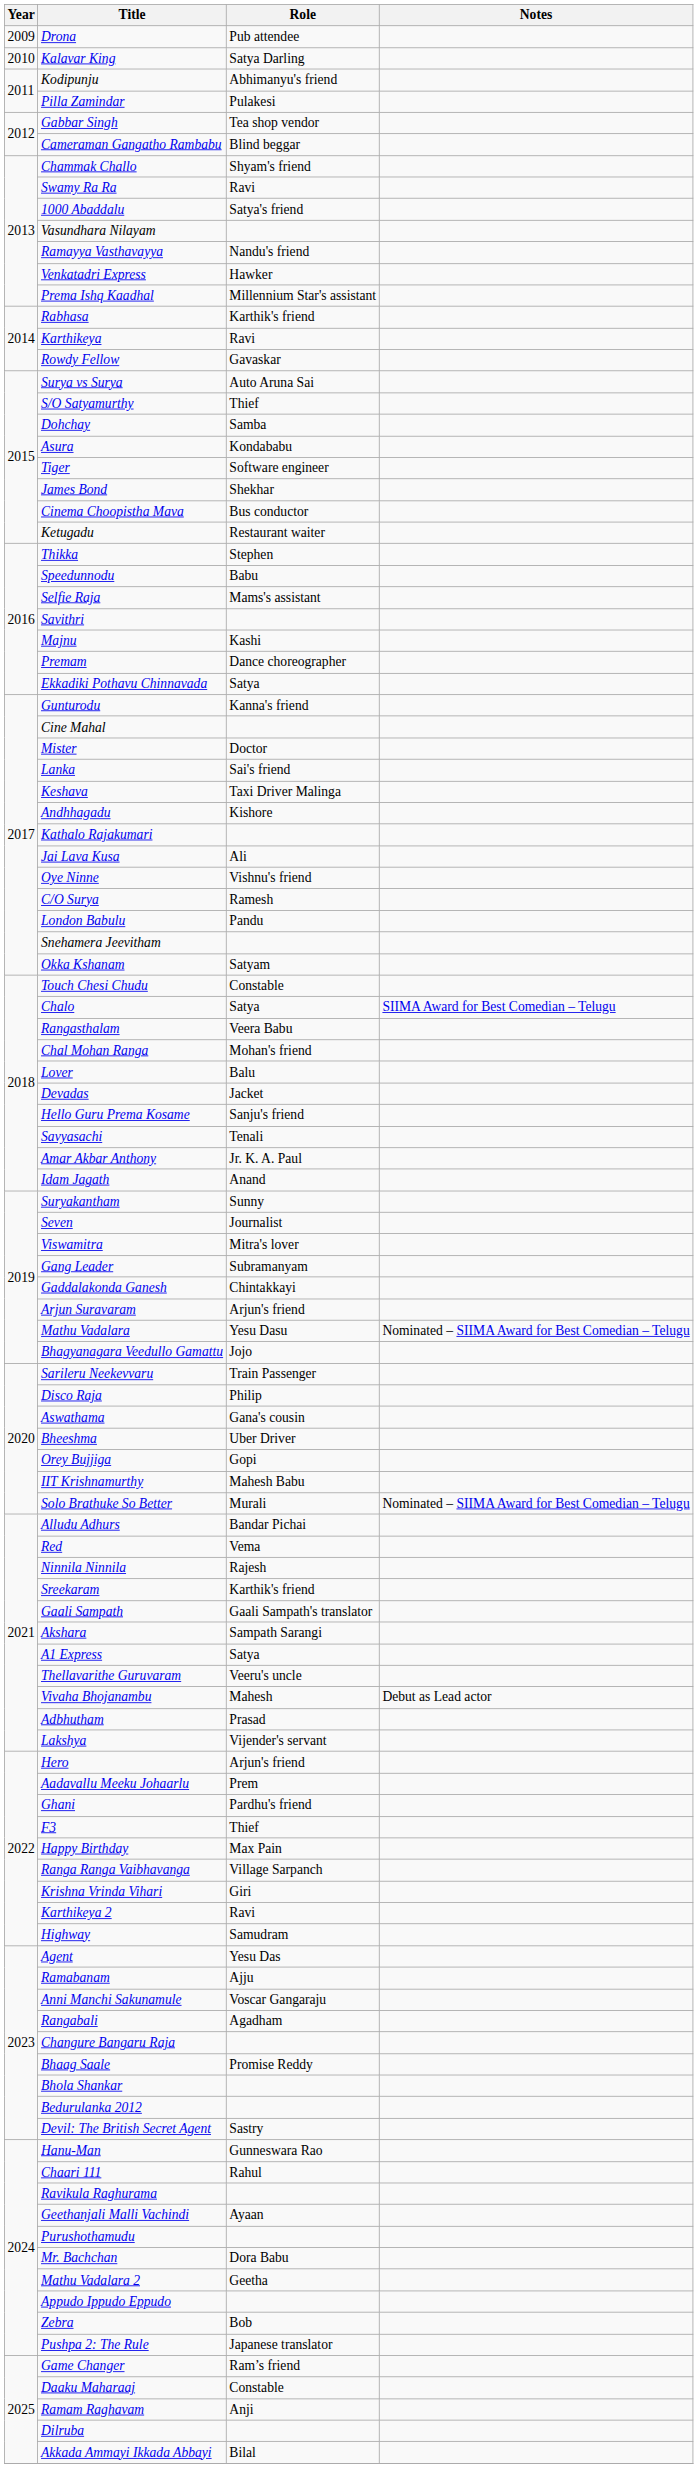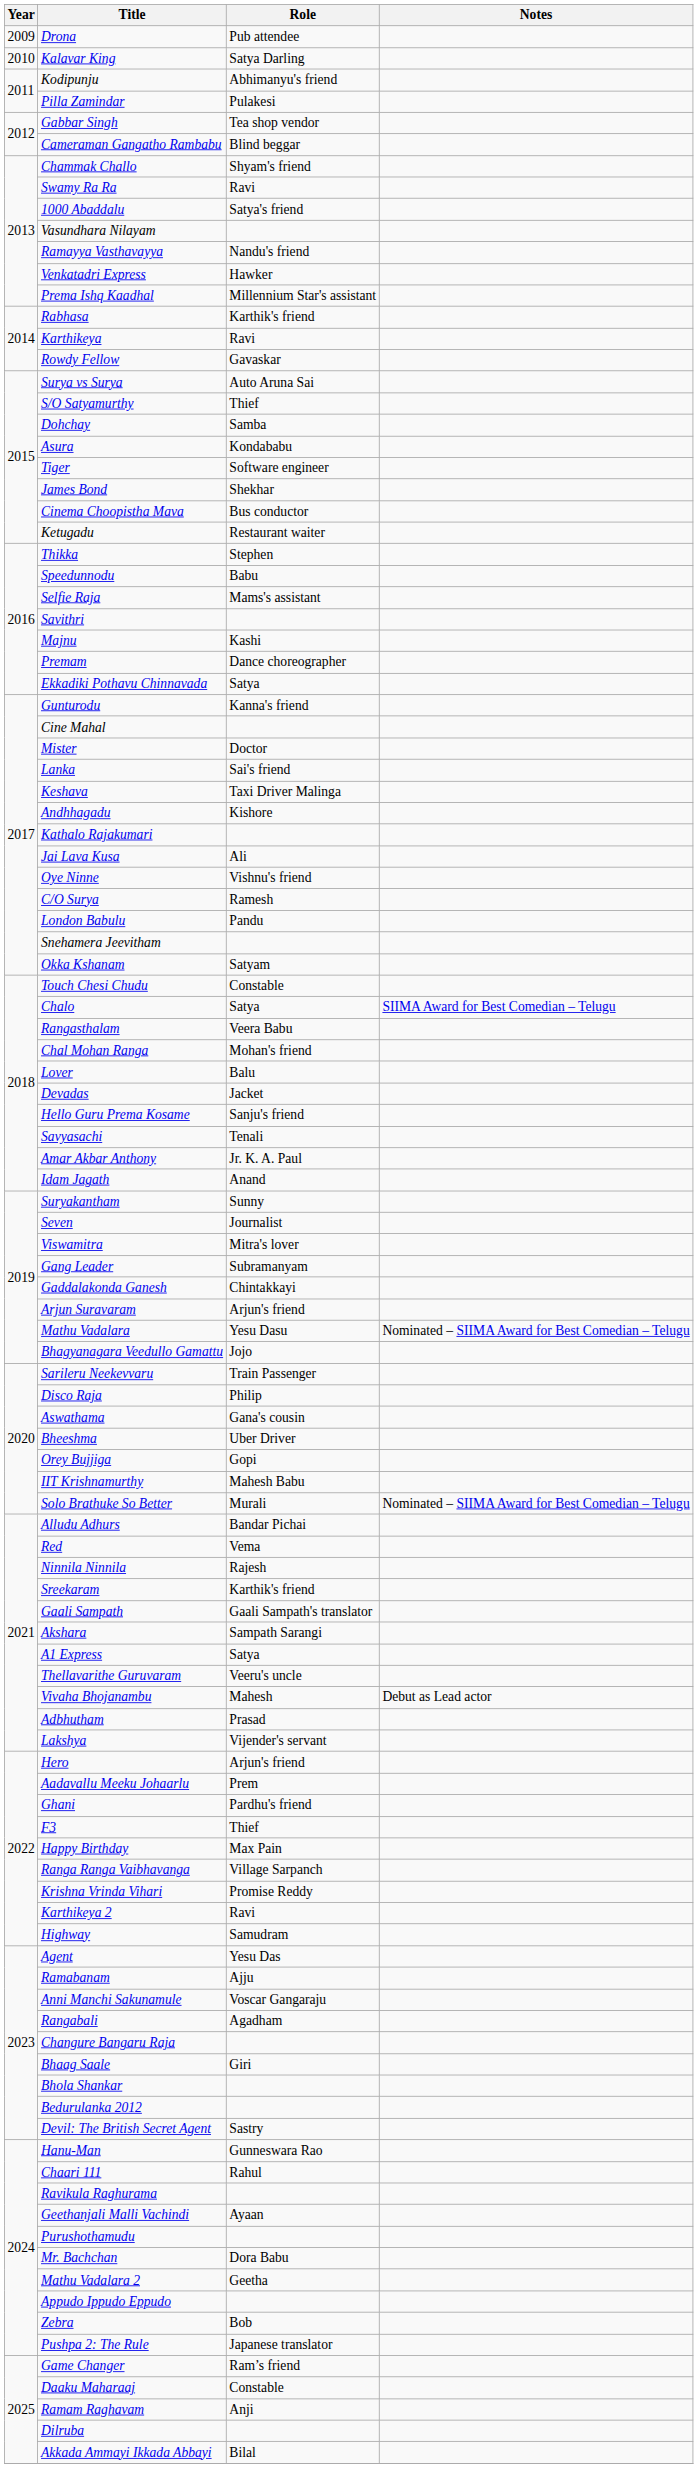(240, 1891) Giri -> (271, 1891) Promise Reddy
(271, 2064) Promise Reddy -> (240, 2064) Giri
